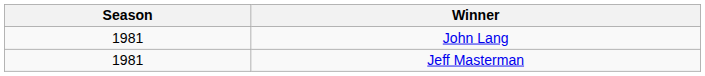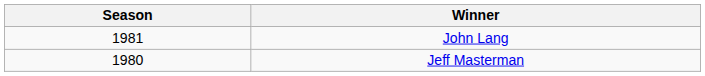(128, 60) 1981 -> (128, 60) 1980
